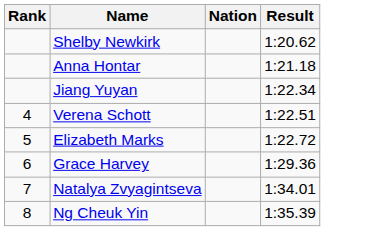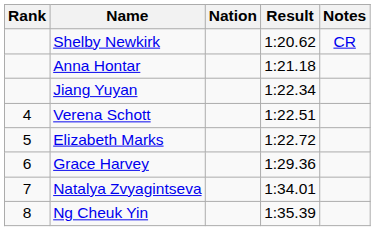+ column: (345, 16)
